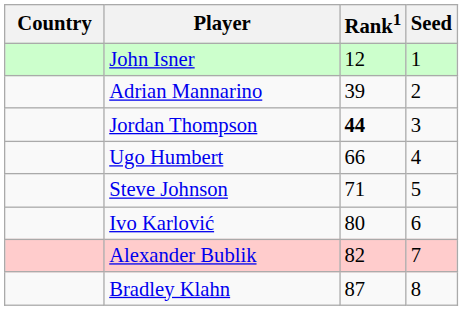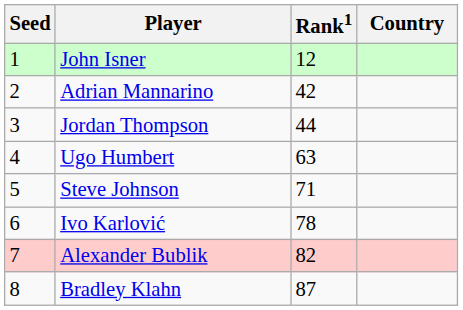columns swapped: (55, 23) <-> (431, 23)
(355, 91) 39 -> (306, 91) 42
(355, 124) bold -> (306, 124) normal
(355, 157) 66 -> (306, 157) 63
(355, 222) 80 -> (306, 222) 78
